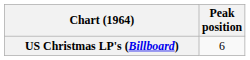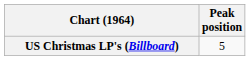(222, 45) 6 -> (222, 45) 5
